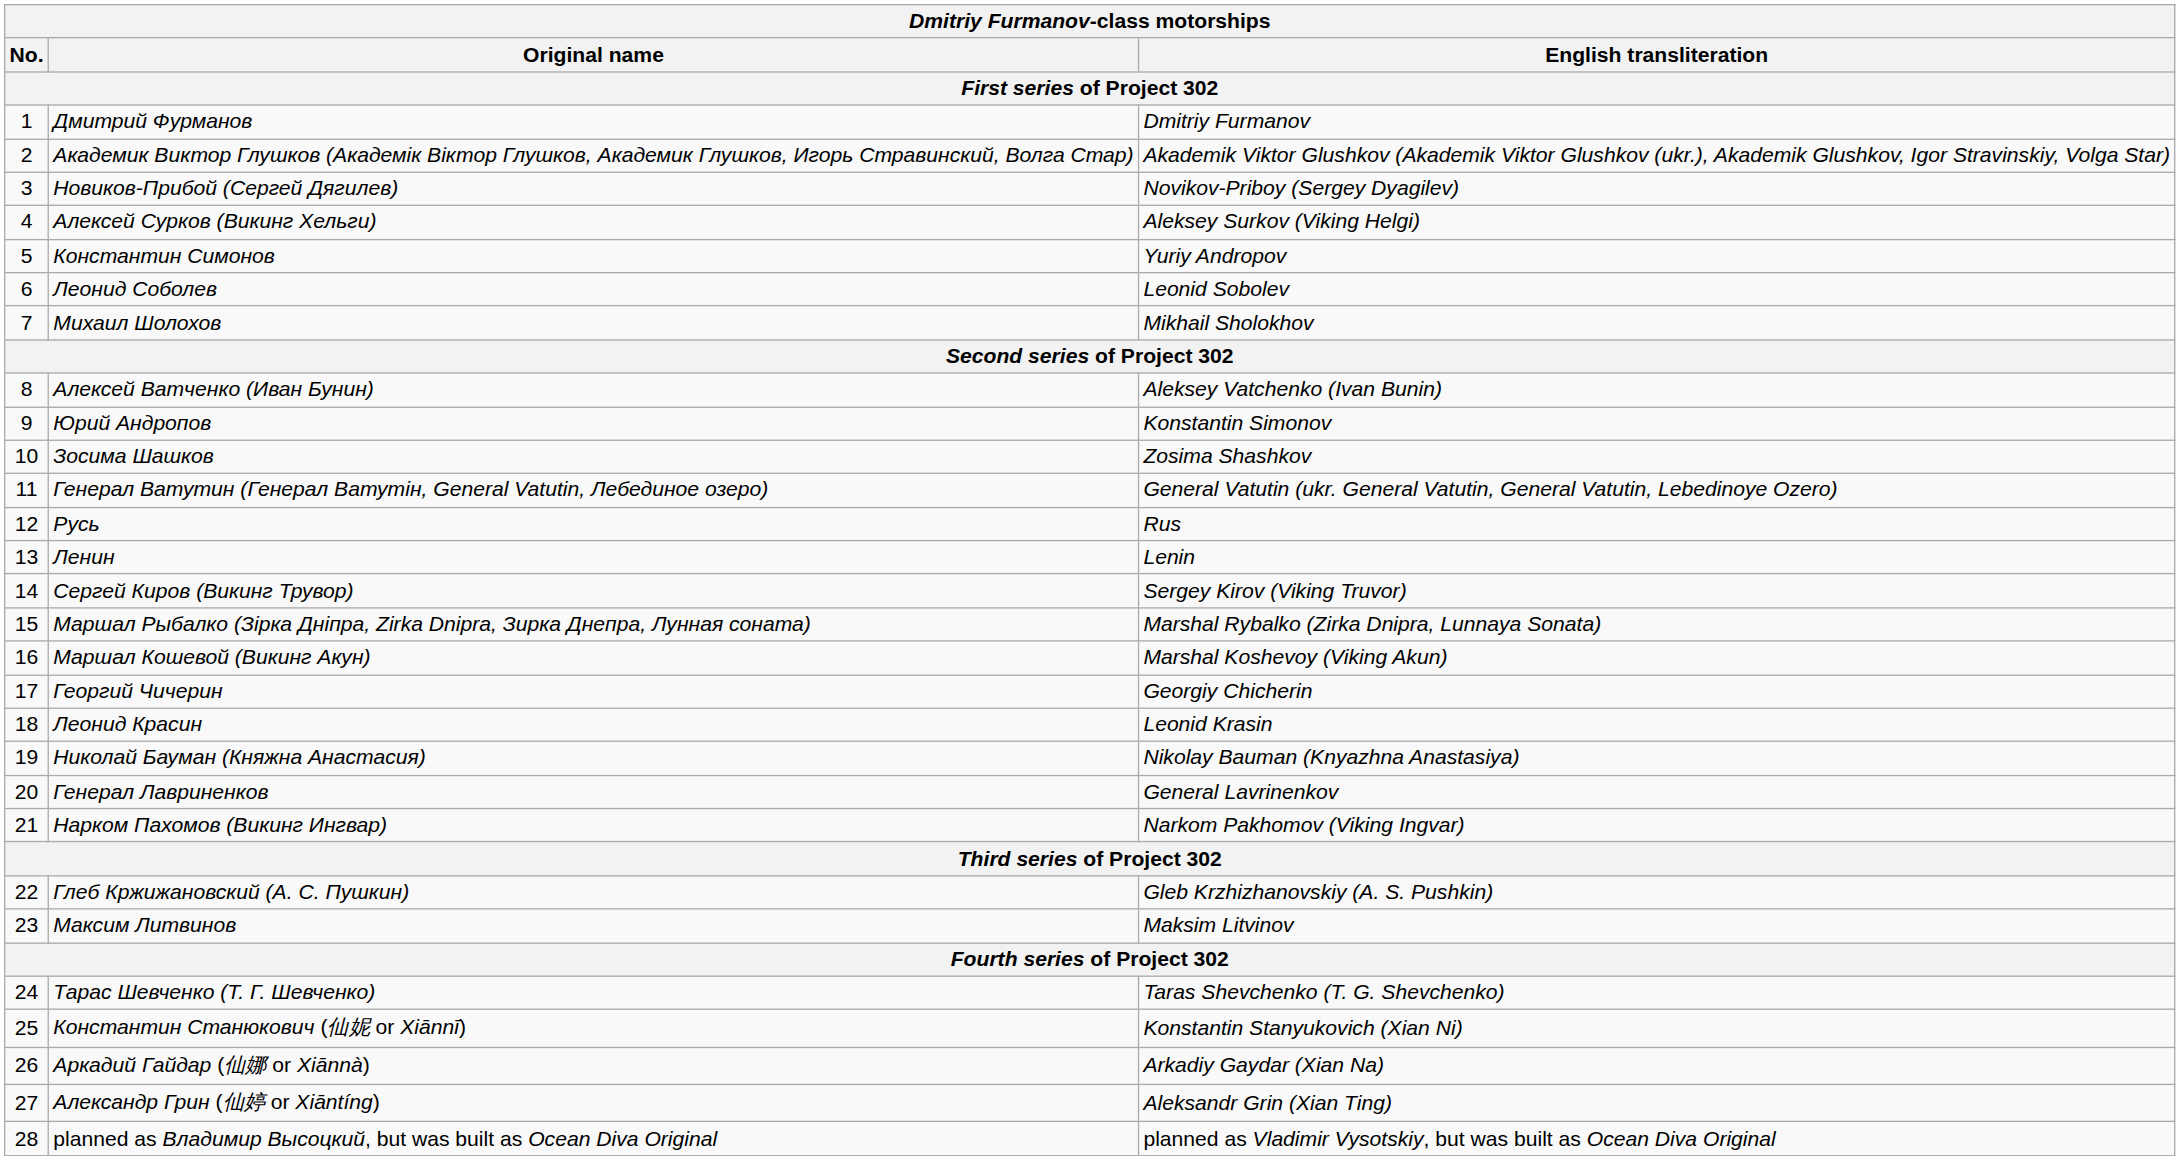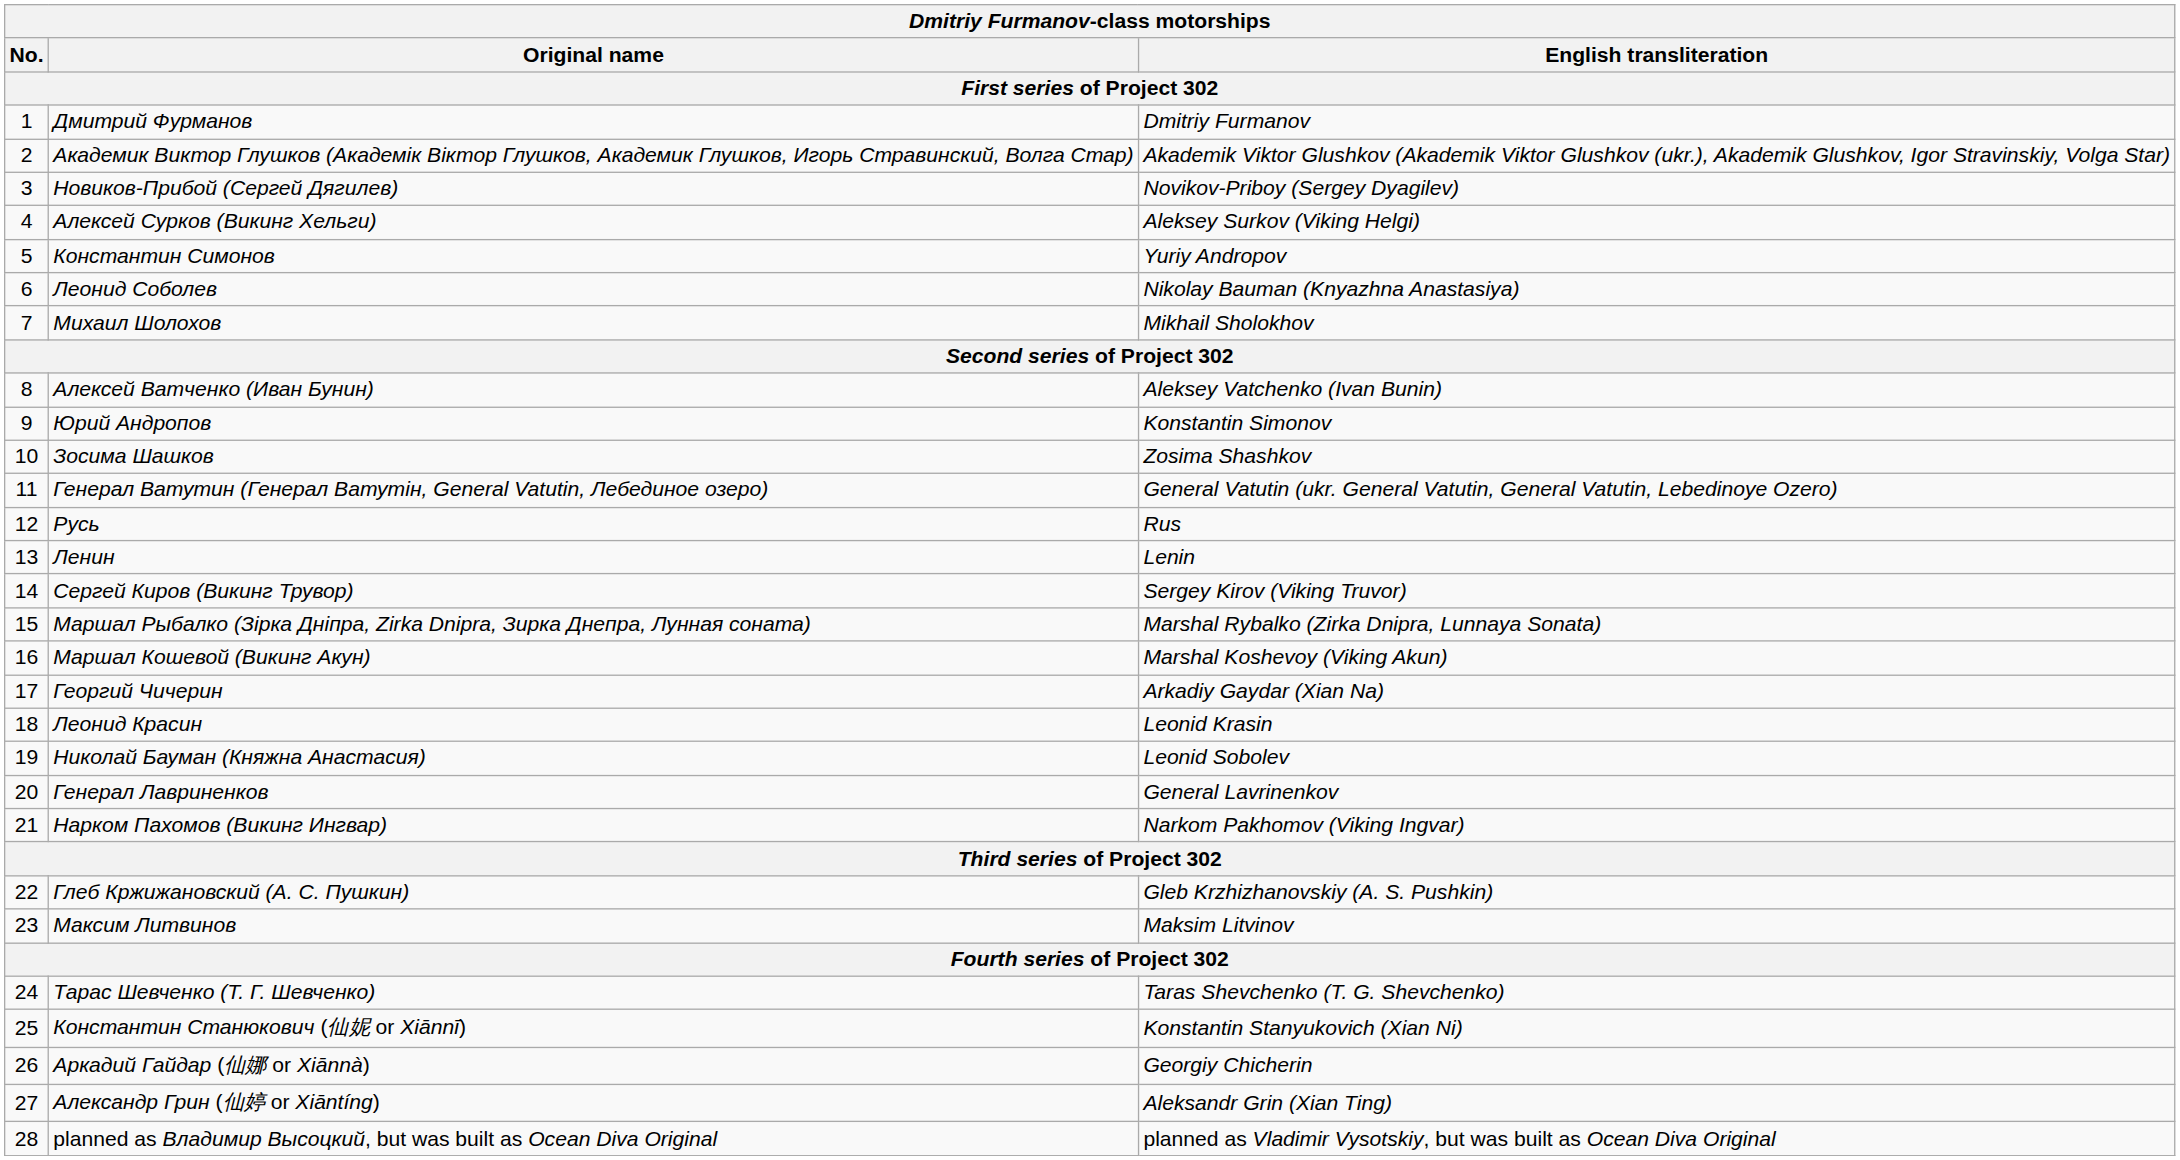(1216, 289) Leonid Sobolev -> (1331, 289) Nikolay Bauman (Knyazhna Anastasiya)
(1228, 691) Georgiy Chicherin -> (1264, 691) Arkadiy Gaydar (Xian Na)
(1331, 758) Nikolay Bauman (Knyazhna Anastasiya) -> (1216, 758) Leonid Sobolev
(1264, 1065) Arkadiy Gaydar (Xian Na) -> (1228, 1065) Georgiy Chicherin
